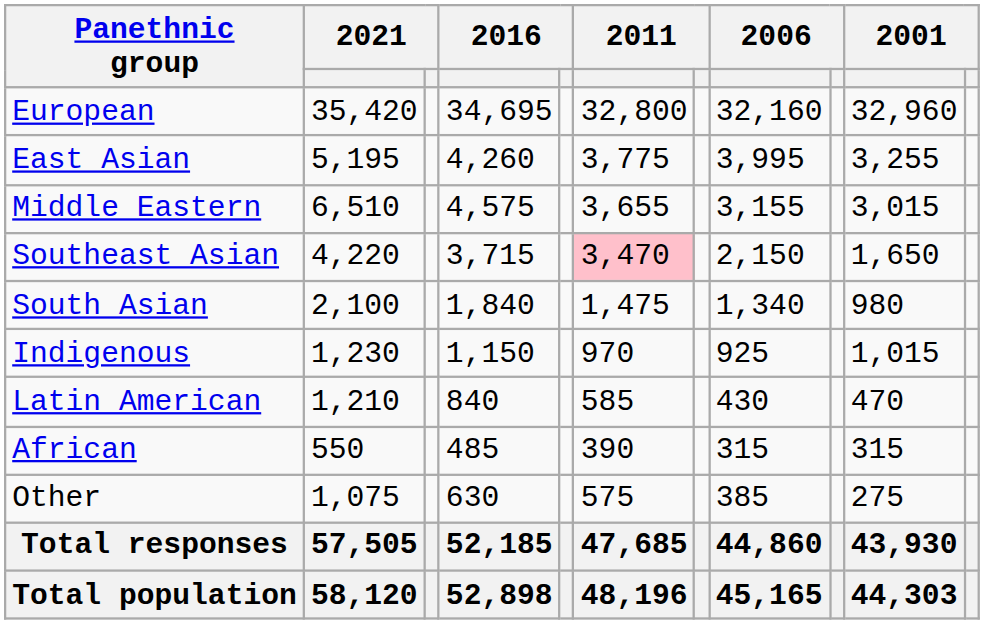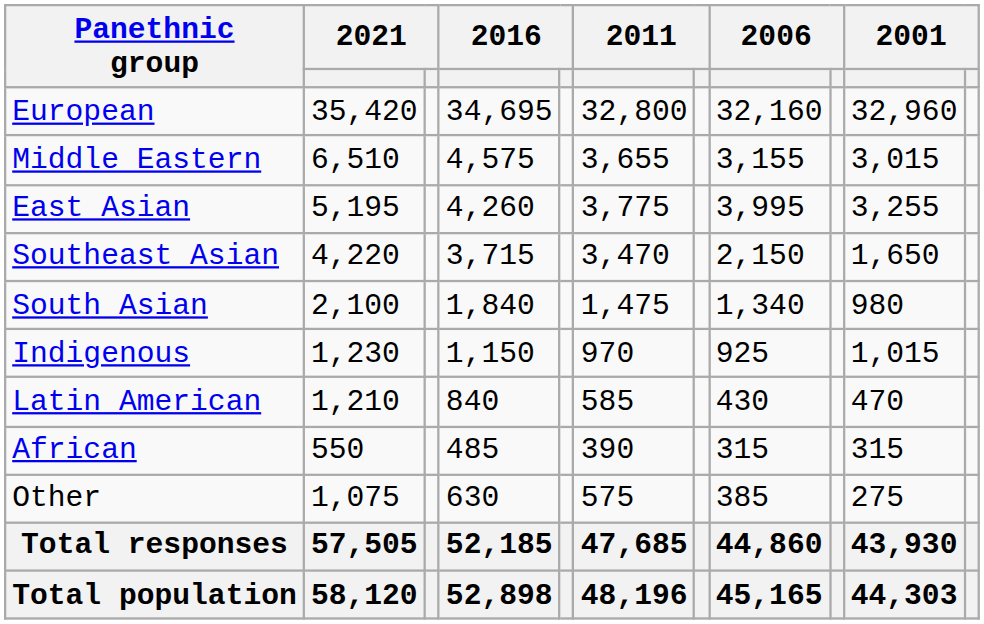rows swapped: (137, 208) <-> (101, 160)
(625, 257) pink background -> (625, 257) no background
